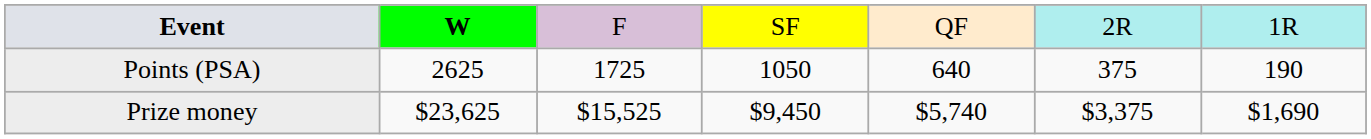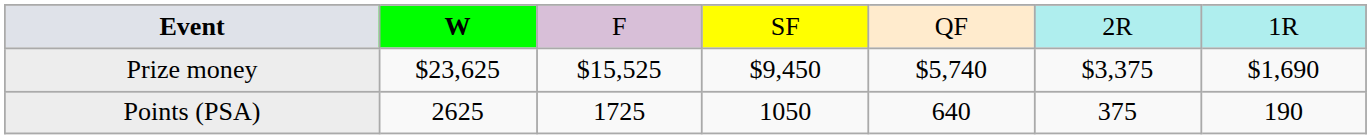rows swapped: (192, 69) <-> (192, 112)
